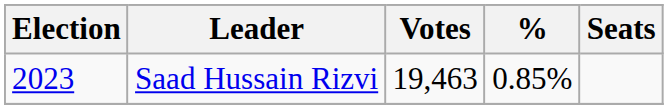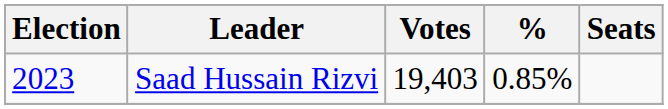(435, 78) 19,463 -> (435, 78) 19,403
